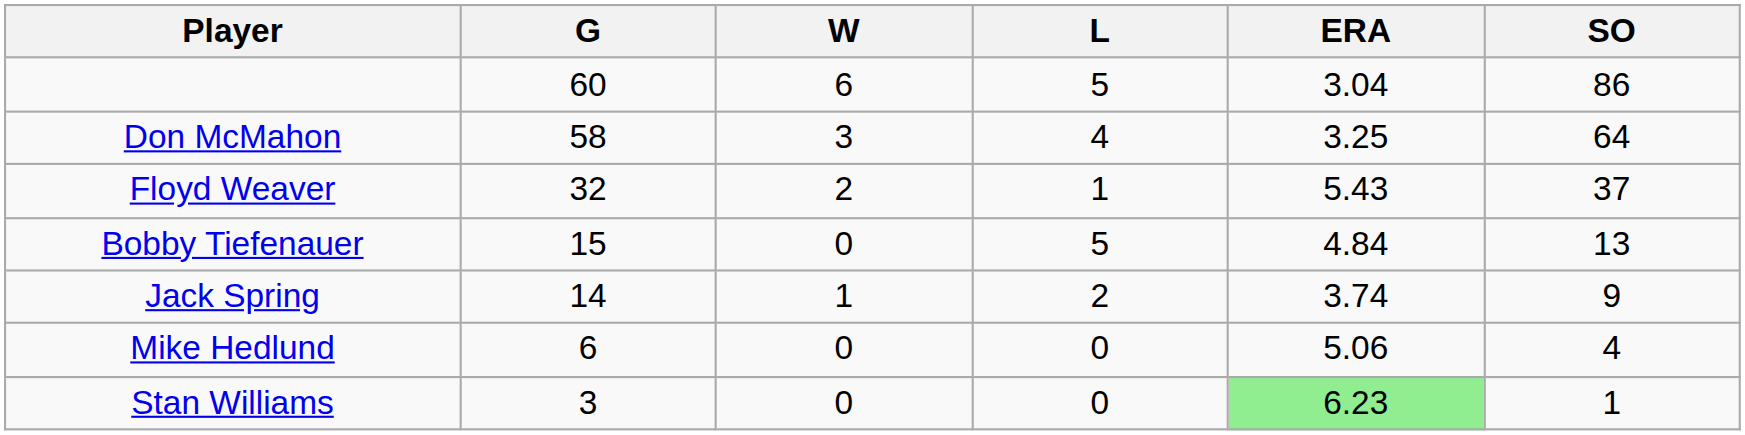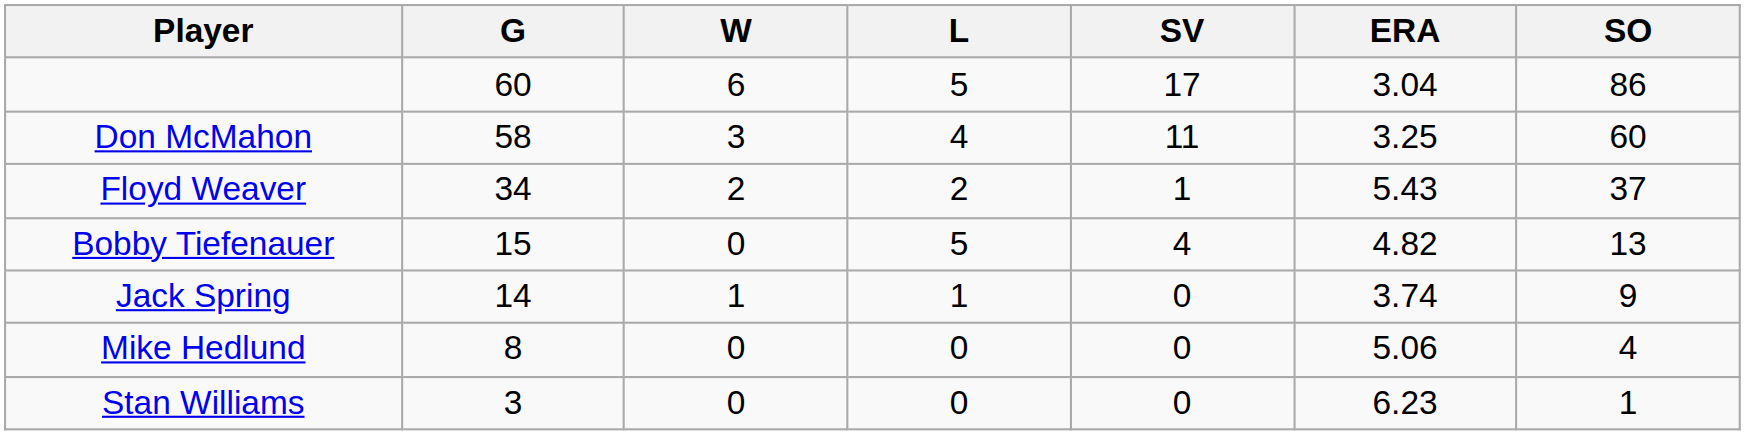+ column: (1182, 31)
(1612, 137) 64 -> (1628, 137) 60
(588, 190) 32 -> (513, 190) 34
(1100, 190) 1 -> (959, 190) 2
(1356, 243) 4.84 -> (1405, 243) 4.82
(1100, 296) 2 -> (959, 296) 1
(588, 349) 6 -> (513, 349) 8
(1356, 402) lightgreen background -> (1405, 402) no background
